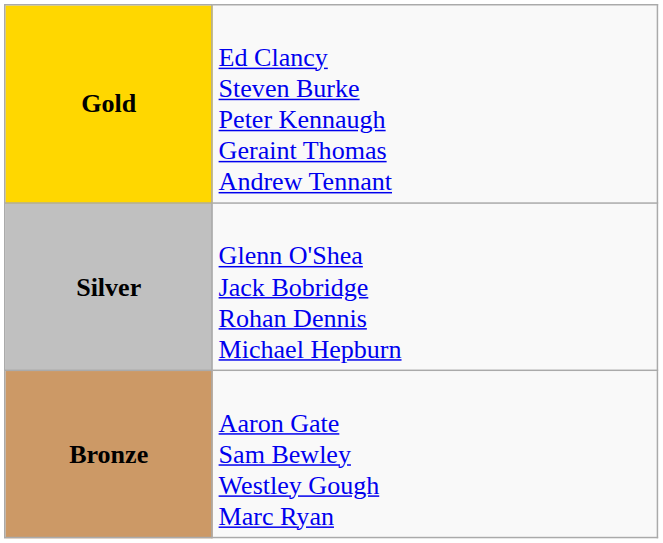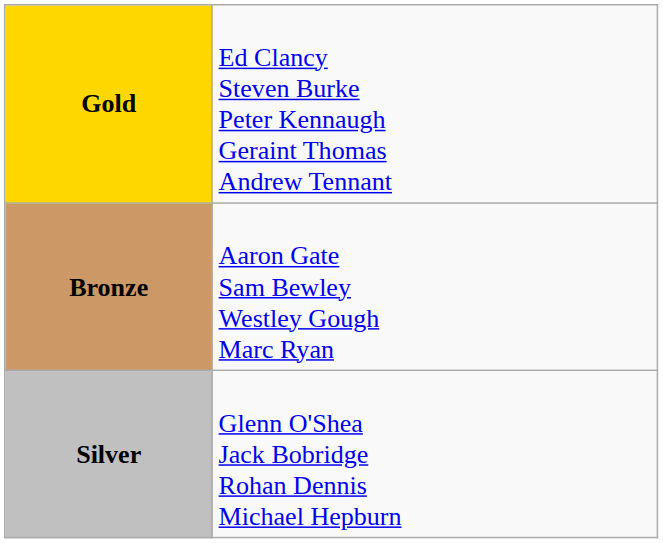rows swapped: (109, 286) <-> (109, 453)
